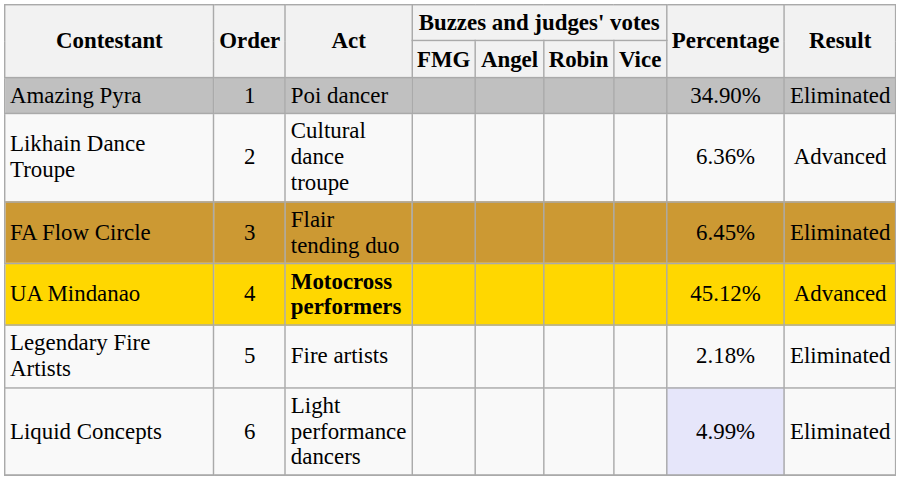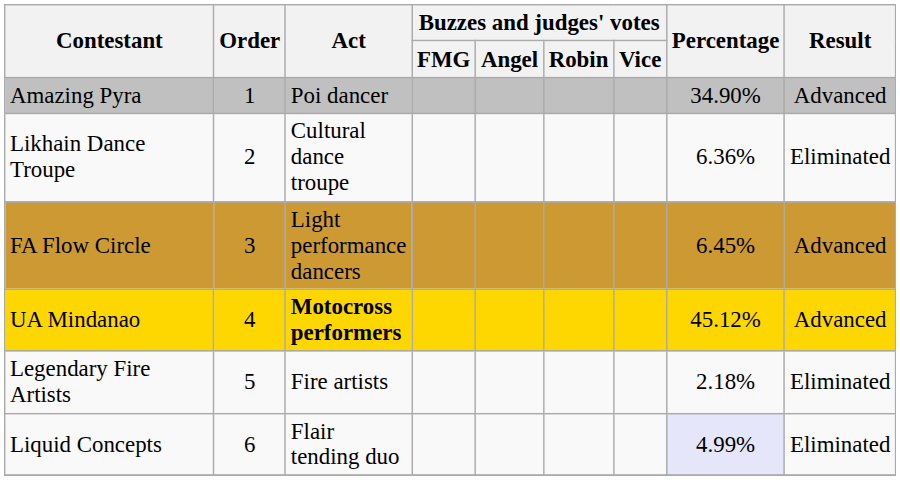(840, 95) Eliminated -> (840, 95) Advanced
(840, 157) Advanced -> (840, 157) Eliminated
(345, 232) Flair tending duo -> (349, 245) Light performance dancers
(840, 232) Eliminated -> (840, 245) Advanced
(349, 431) Light performance dancers -> (345, 443) Flair tending duo
